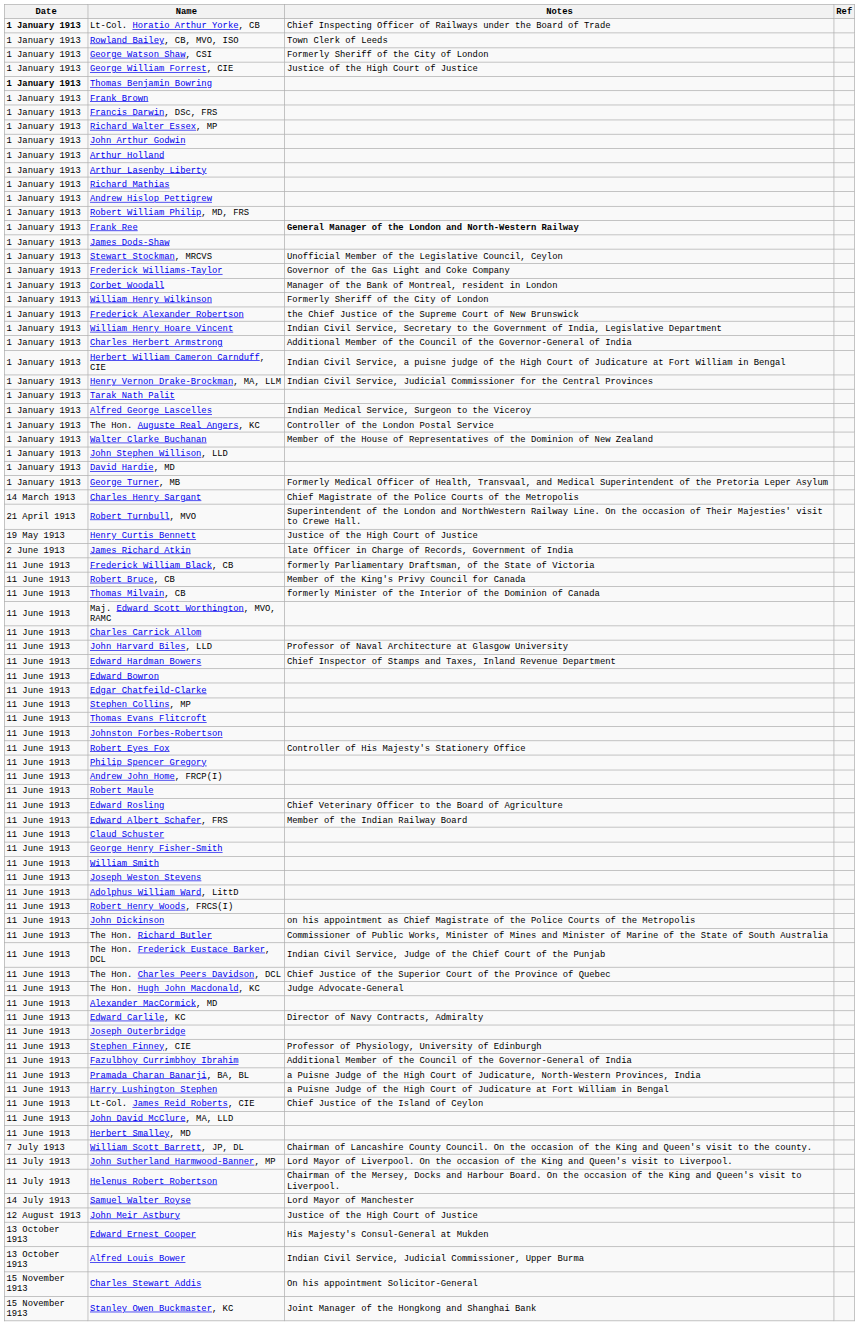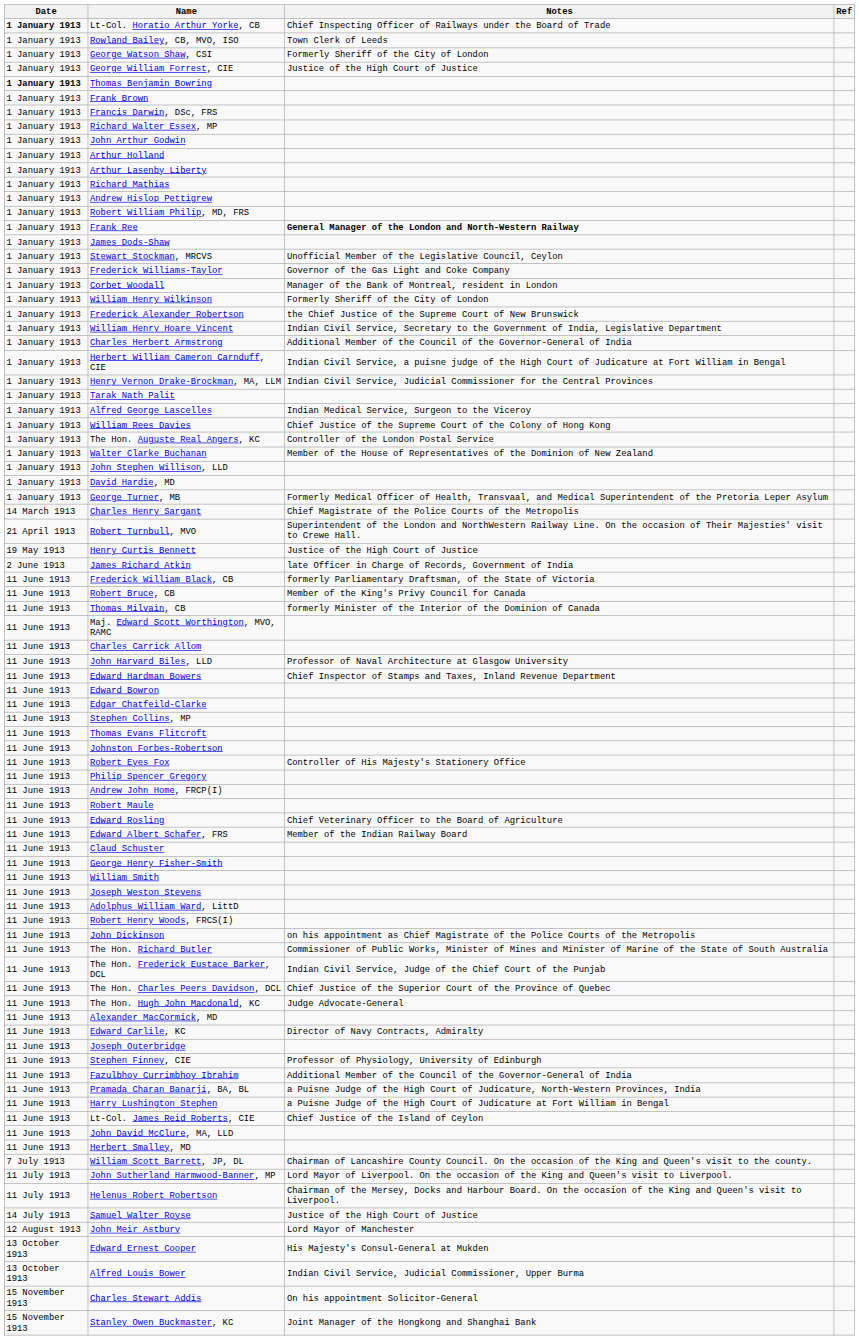+ row: (140, 425)
(351, 1201) Lord Mayor of Manchester -> (382, 1215) Justice of the High Court of Justice
(382, 1215) Justice of the High Court of Justice -> (351, 1230) Lord Mayor of Manchester
